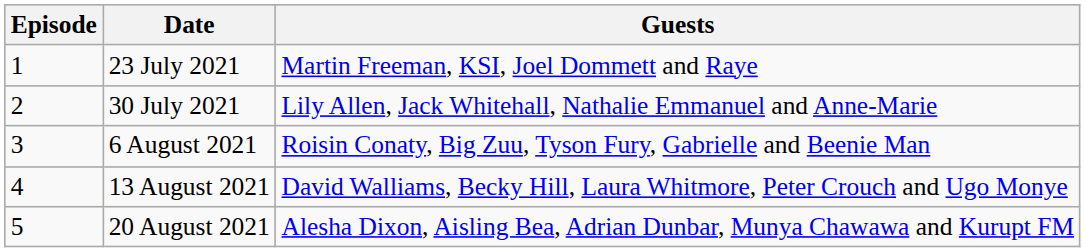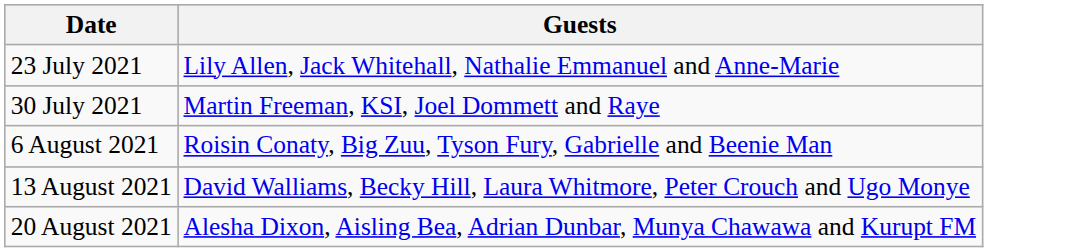- column: (54, 24)
(520, 65) Martin Freeman, KSI, Joel Dommett and Raye -> (511, 65) Lily Allen, Jack Whitehall, Nathalie Emmanuel and Anne-Marie
(609, 105) Lily Allen, Jack Whitehall, Nathalie Emmanuel and Anne-Marie -> (422, 105) Martin Freeman, KSI, Joel Dommett and Raye
